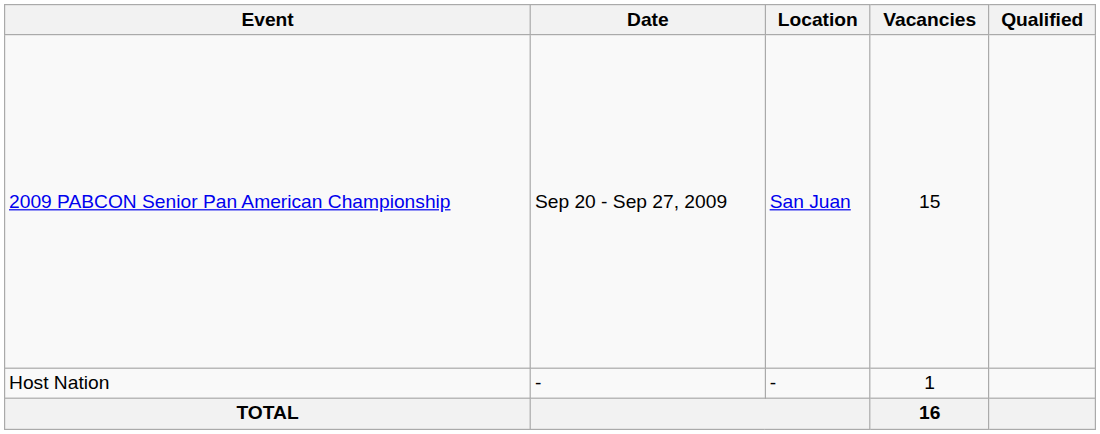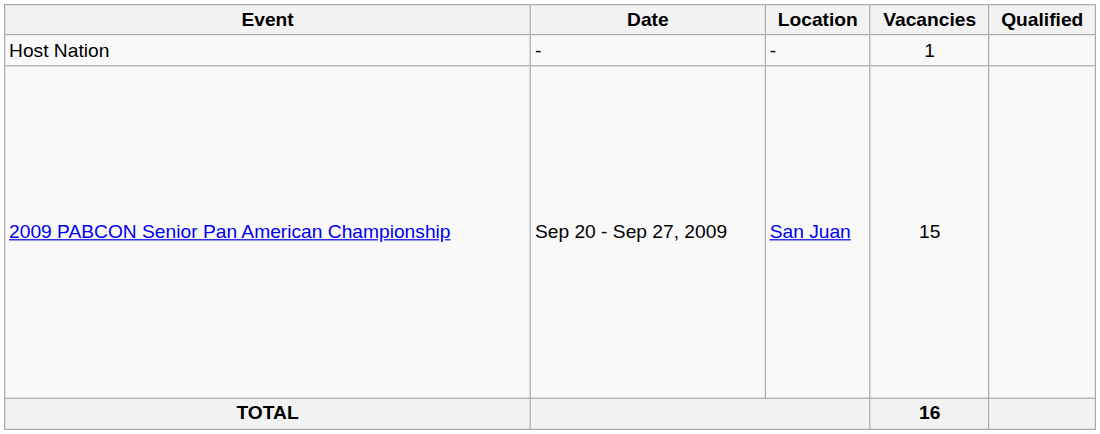rows swapped: (59, 383) <-> (230, 201)
